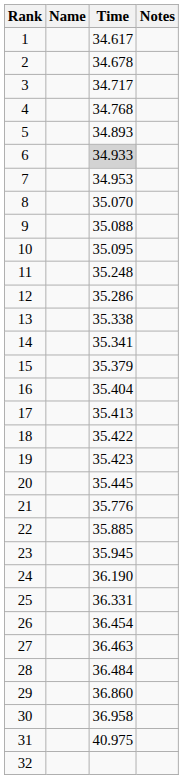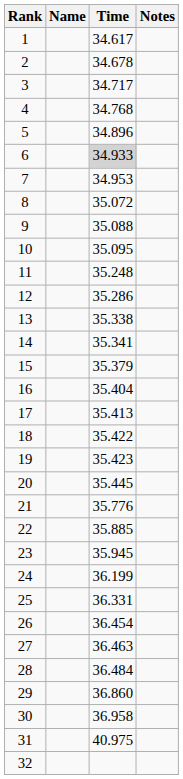(113, 132) 34.893 -> (113, 132) 34.896
(113, 202) 35.070 -> (113, 202) 35.072
(113, 576) 36.190 -> (113, 576) 36.199
